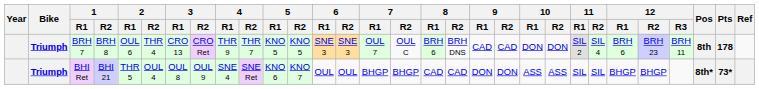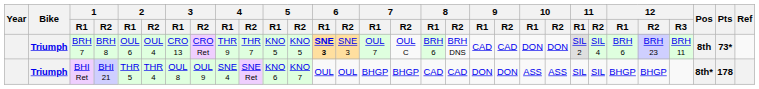(153, 47) THR 4 -> (153, 47) OUL 4
(324, 47) normal -> (324, 47) bold
(725, 47) 178 -> (725, 47) 73*
(153, 72) OUL 4 -> (153, 72) THR 4
(725, 72) 73* -> (725, 72) 178
